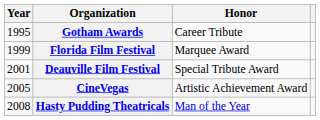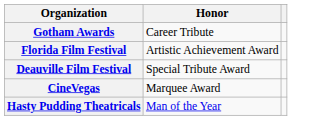- column: (19, 13)
(212, 50) Marquee Award -> (212, 50) Artistic Achievement Award
(241, 87) Artistic Achievement Award -> (183, 87) Marquee Award
